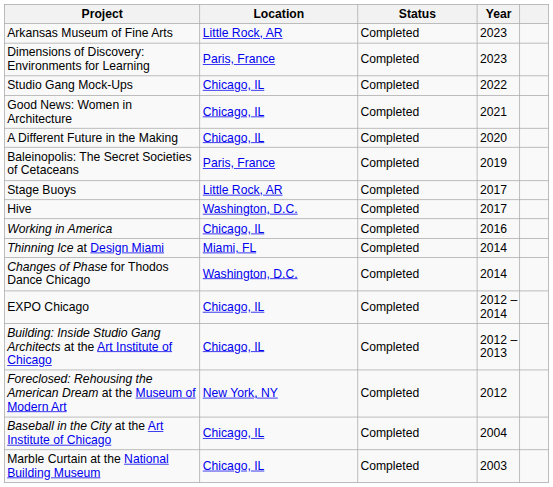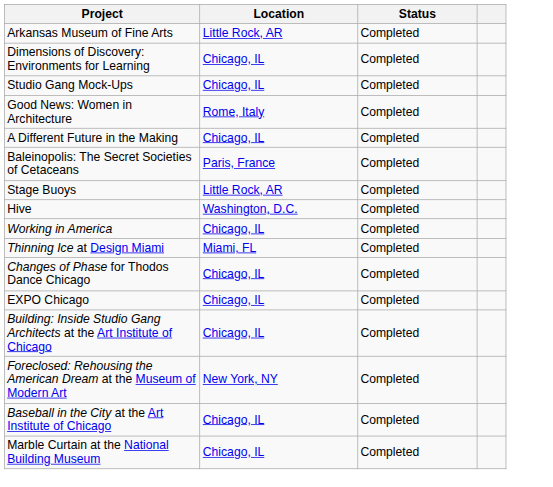- column: (499, 14)
(239, 59) Paris, France -> (234, 59) Chicago, IL
(234, 111) Chicago, IL -> (234, 111) Rome, Italy
(250, 274) Washington, D.C. -> (234, 274) Chicago, IL
